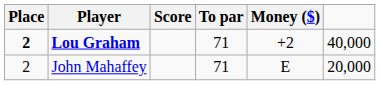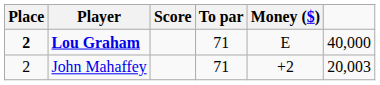(285, 42) +2 -> (285, 42) E
(285, 67) E -> (285, 67) +2
(349, 67) 20,000 -> (349, 67) 20,003
